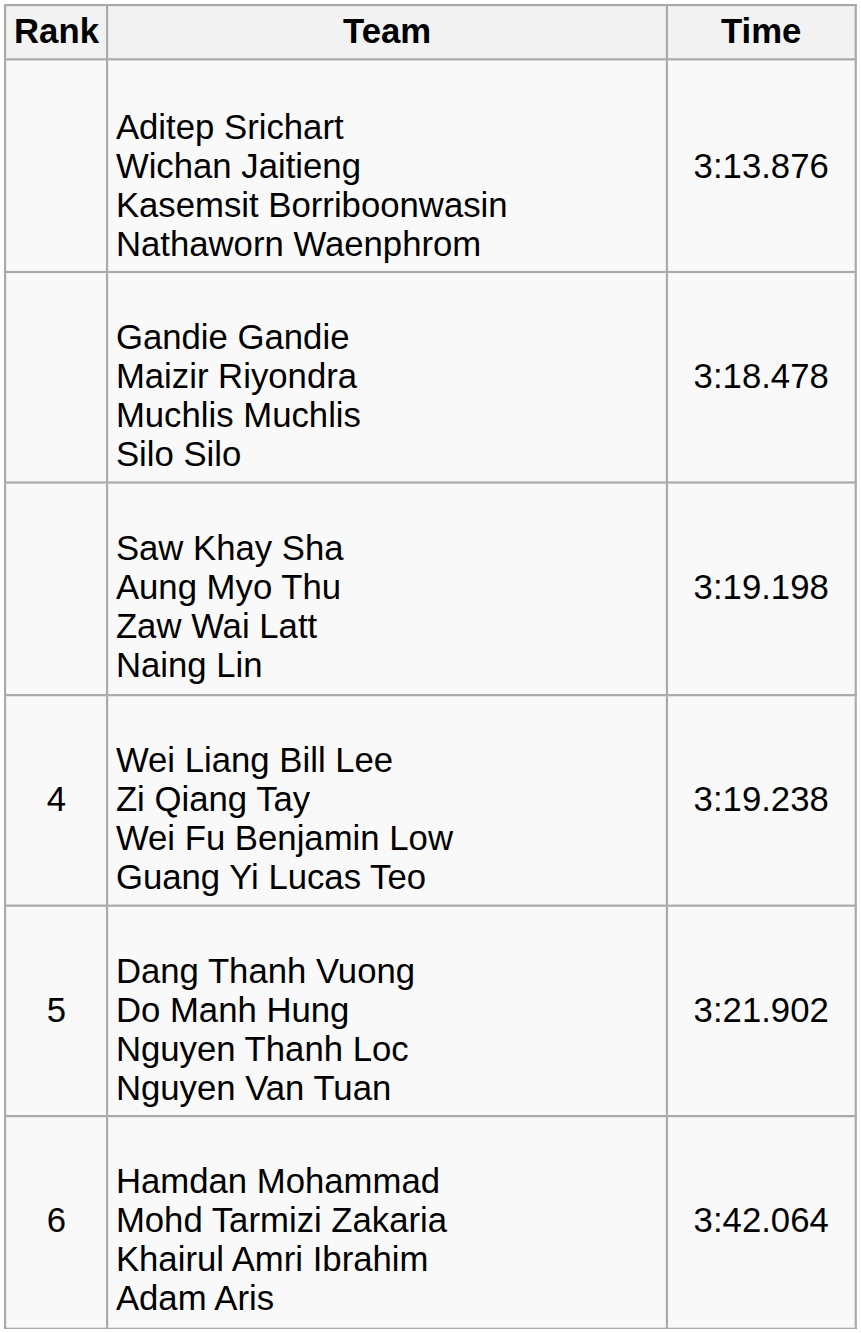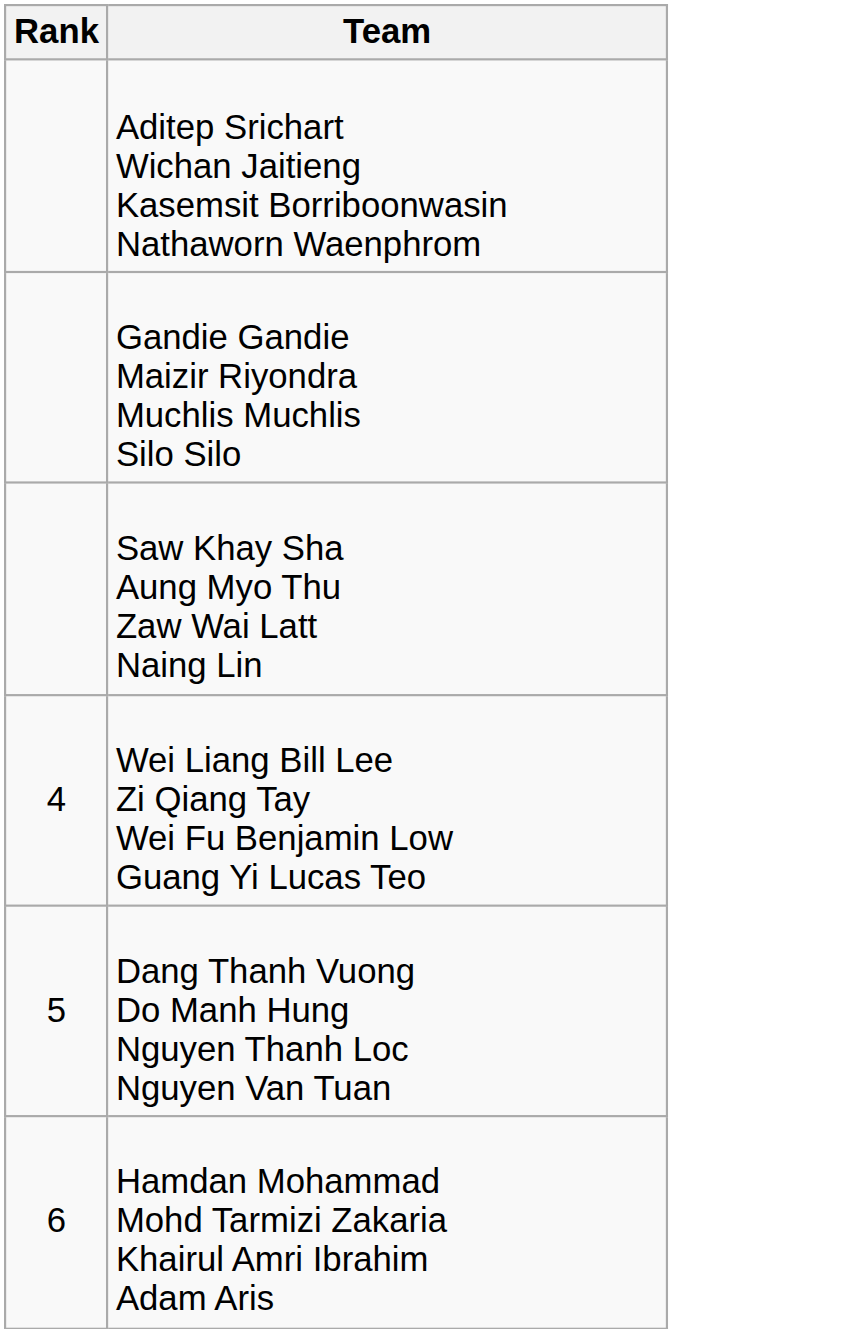- column: (761, 32)
